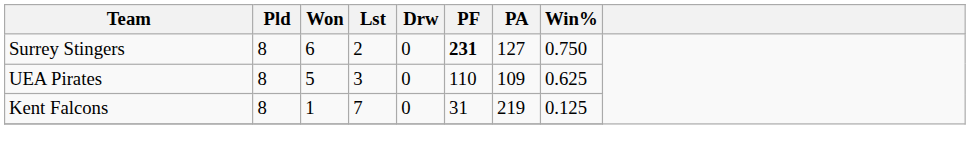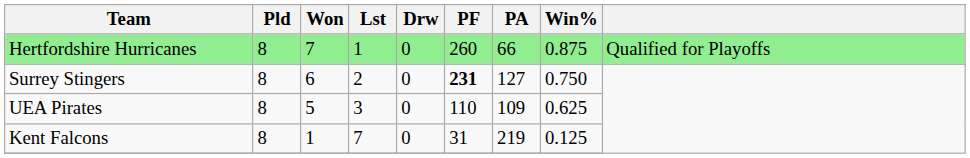+ row: (103, 49)
